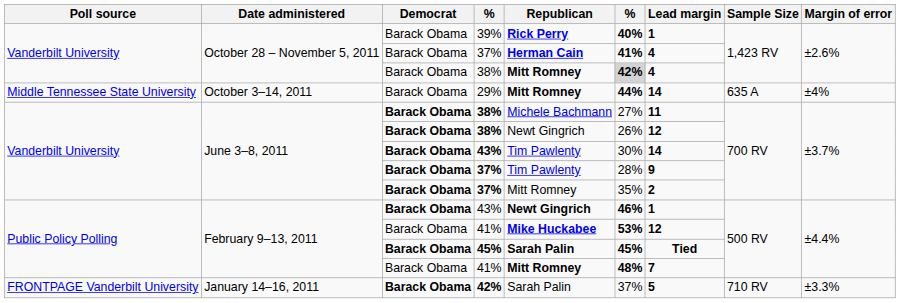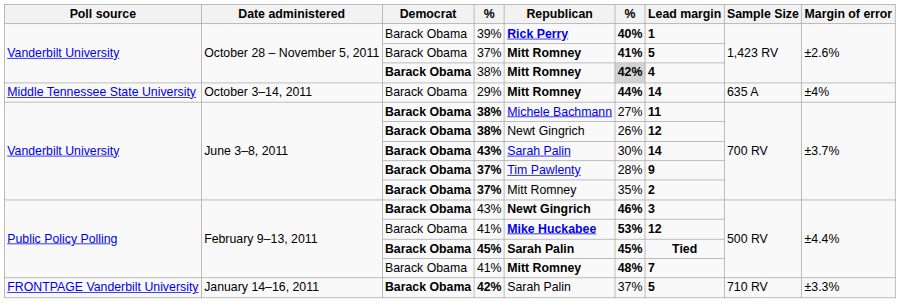(545, 53) Herman Cain -> (544, 53) Mitt Romney
(651, 53) 4 -> (651, 53) 5
(426, 72) normal -> (428, 72) bold
(544, 151) Tim Pawlenty -> (539, 151) Sarah Palin
(651, 209) 1 -> (651, 209) 3
